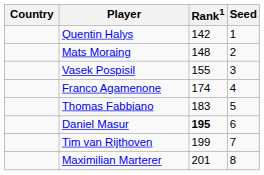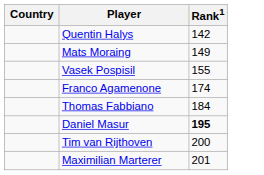- column: (243, 15)
(201, 52) 148 -> (201, 52) 149
(201, 106) 183 -> (201, 106) 184
(201, 142) 199 -> (201, 142) 200
